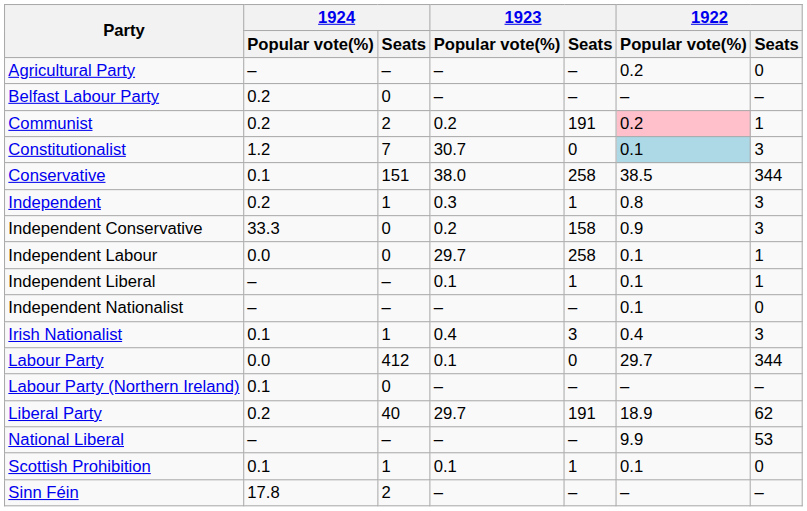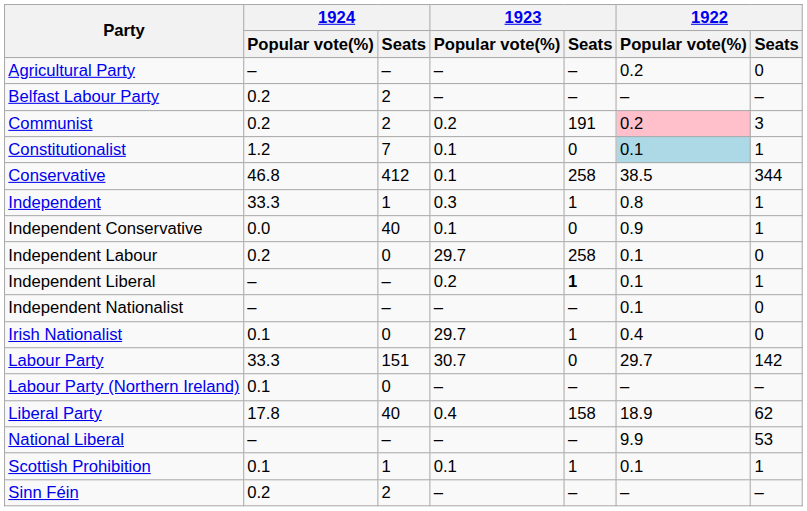(386, 96) 0 -> (386, 96) 2
(759, 123) 1 -> (759, 123) 3
(450, 149) 30.7 -> (445, 149) 0.1
(759, 149) 3 -> (759, 149) 1
(259, 176) 0.1 -> (263, 176) 46.8
(395, 176) 151 -> (395, 176) 412
(450, 176) 38.0 -> (445, 176) 0.1
(259, 202) 0.2 -> (263, 202) 33.3
(759, 202) 3 -> (759, 202) 1
(263, 228) 33.3 -> (259, 228) 0.0
(386, 228) 0 -> (391, 228) 40
(445, 228) 0.2 -> (445, 228) 0.1
(582, 228) 158 -> (573, 228) 0
(759, 228) 3 -> (759, 228) 1
(259, 255) 0.0 -> (259, 255) 0.2
(759, 255) 1 -> (759, 255) 0
(445, 281) 0.1 -> (445, 281) 0.2
(573, 281) normal -> (573, 281) bold
(386, 334) 1 -> (386, 334) 0
(445, 334) 0.4 -> (450, 334) 29.7
(573, 334) 3 -> (573, 334) 1
(759, 334) 3 -> (759, 334) 0
(259, 360) 0.0 -> (263, 360) 33.3
(395, 360) 412 -> (395, 360) 151
(445, 360) 0.1 -> (450, 360) 30.7
(768, 360) 344 -> (768, 360) 142
(259, 413) 0.2 -> (263, 413) 17.8
(450, 413) 29.7 -> (445, 413) 0.4
(582, 413) 191 -> (582, 413) 158
(759, 466) 0 -> (759, 466) 1
(263, 492) 17.8 -> (259, 492) 0.2
